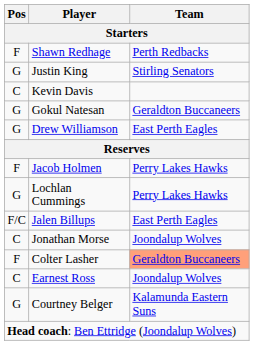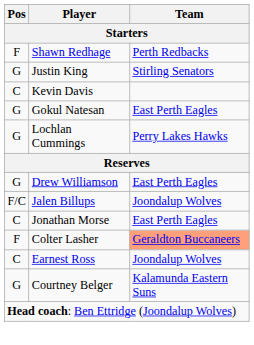(186, 110) Geraldton Buccaneers -> (175, 110) East Perth Eagles
rows swapped: (75, 129) <-> (58, 194)
- row: (67, 168)
(175, 220) East Perth Eagles -> (177, 201) Joondalup Wolves
(177, 239) Joondalup Wolves -> (175, 220) East Perth Eagles
